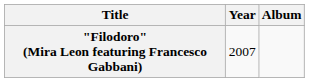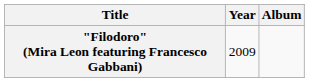(242, 51) 2007 -> (242, 51) 2009
